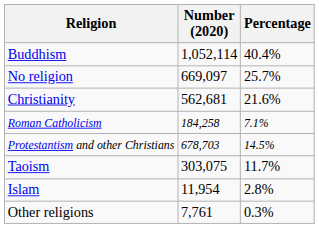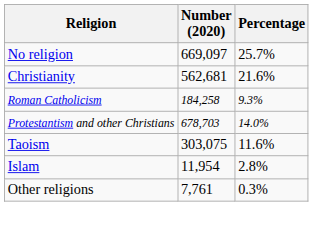- row: (37, 54)
(256, 123) 7.1% -> (250, 100) 9.3%
(259, 145) 14.5% -> (253, 123) 14.0%
(262, 167) 11.7% -> (256, 144) 11.6%
